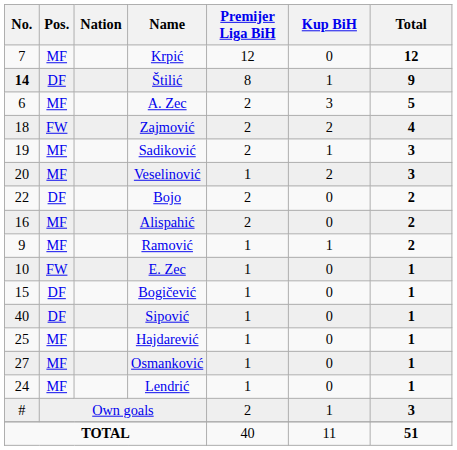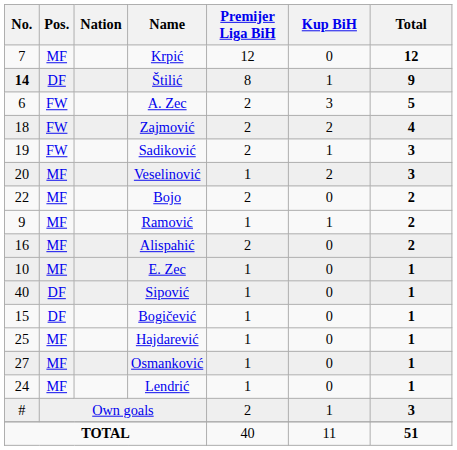(57, 104) MF -> (57, 104) FW
(57, 151) MF -> (57, 151) FW
(57, 198) DF -> (57, 198) MF
rows swapped: (167, 221) <-> (167, 245)
(57, 268) FW -> (57, 268) MF
rows swapped: (167, 292) <-> (167, 316)
